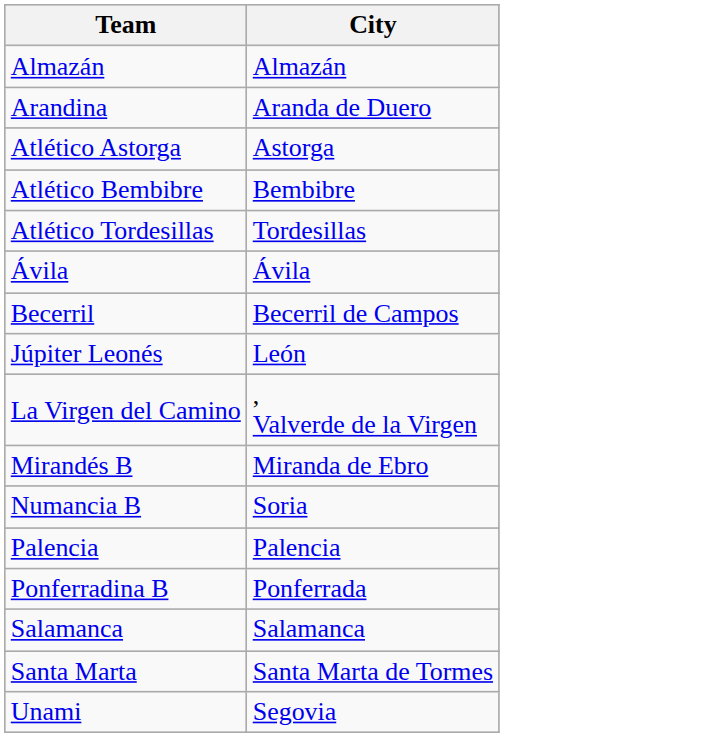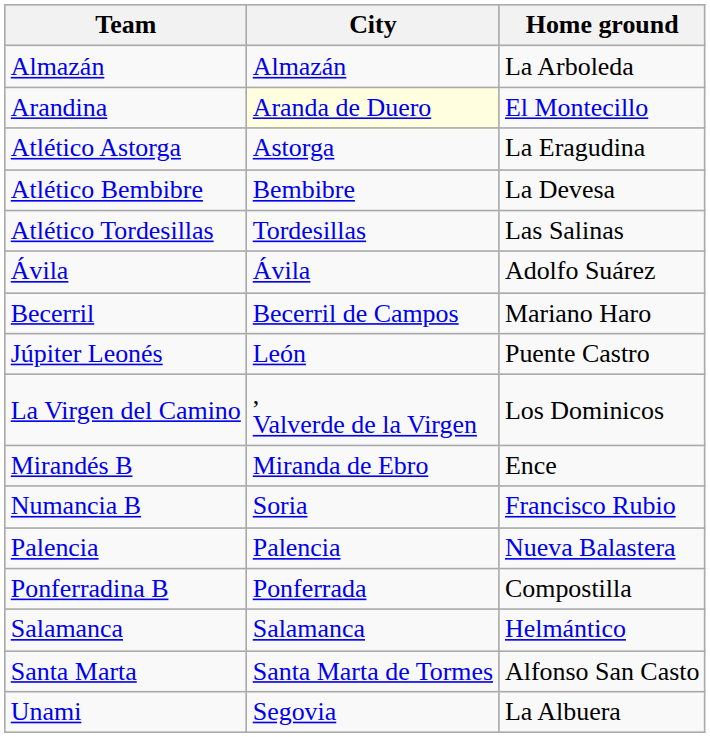+ column: (602, 25)
(342, 107) no background -> (342, 107) lightyellow background
